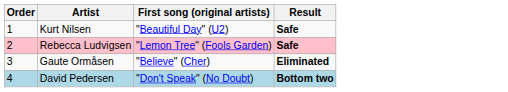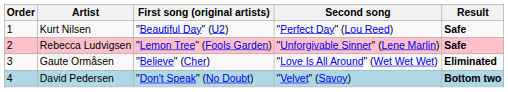+ column: (358, 12)
